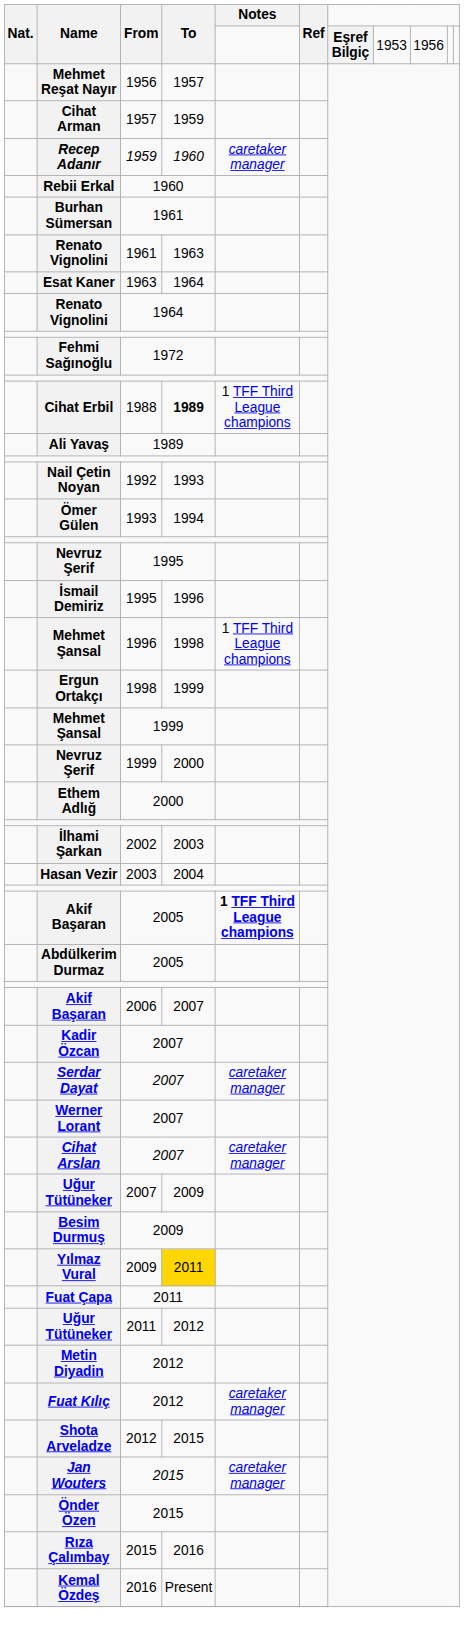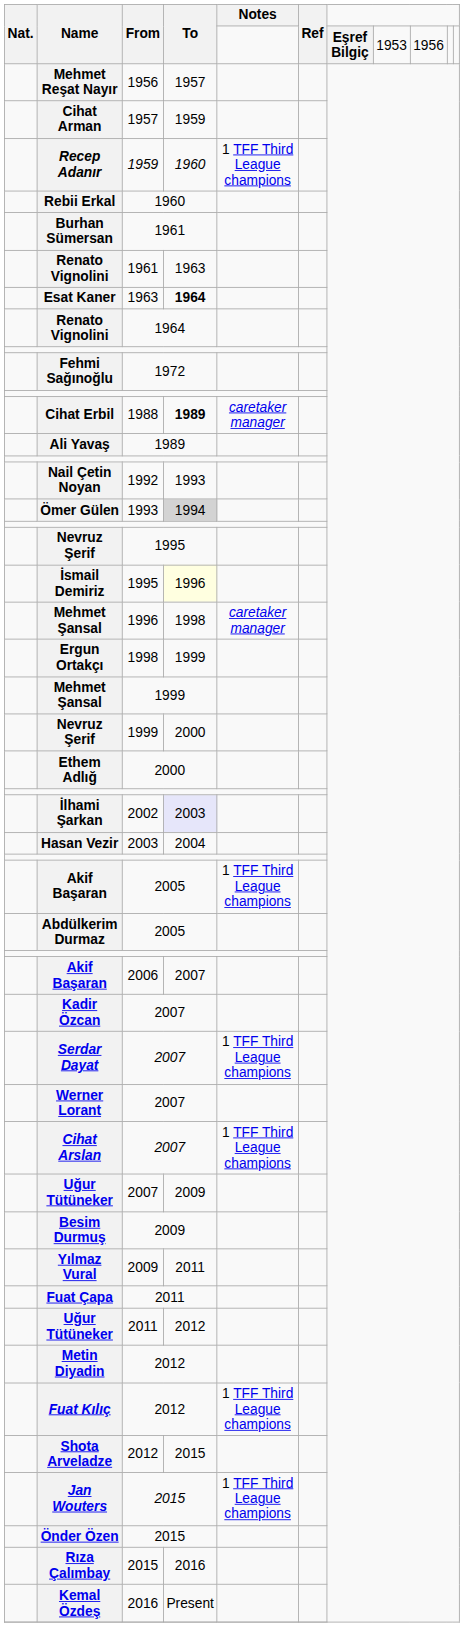(257, 156) caretaker manager -> (258, 164) 1 TFF Third League champions
(189, 282) normal -> (190, 298) bold
(257, 407) 1 TFF Third League champions -> (258, 415) caretaker manager
(189, 517) no background -> (190, 510) lightgrey background
(189, 598) no background -> (190, 583) lightyellow background
(257, 643) 1 TFF Third League champions -> (258, 620) caretaker manager
(189, 844) no background -> (190, 813) lavender background
(257, 917) bold -> (258, 886) normal
(257, 1081) caretaker manager -> (258, 1057) 1 TFF Third League champions
(257, 1155) caretaker manager -> (258, 1147) 1 TFF Third League champions
(189, 1267) gold background -> (190, 1267) no background
(257, 1401) caretaker manager -> (258, 1409) 1 TFF Third League champions
(257, 1475) caretaker manager -> (258, 1499) 1 TFF Third League champions
